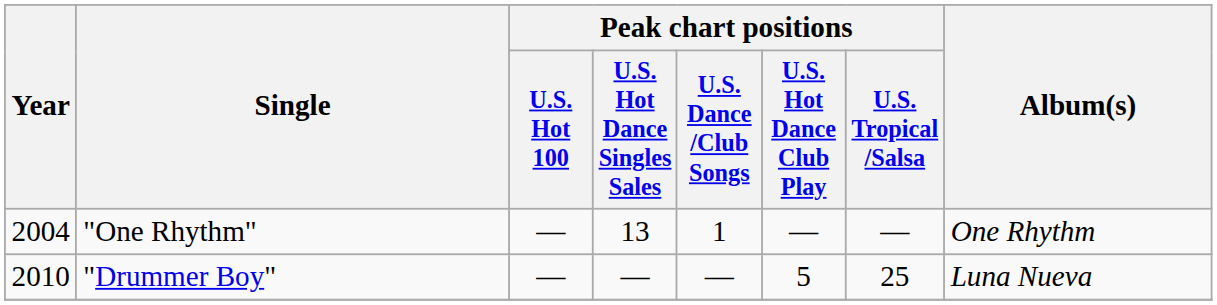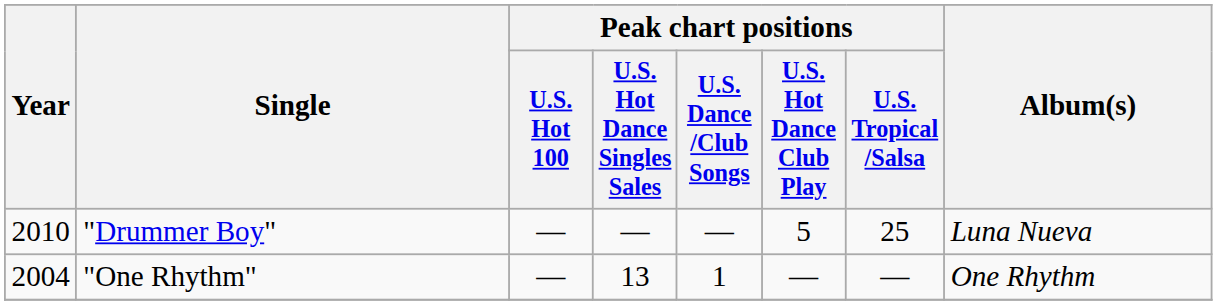rows swapped: (170, 230) <-> (180, 277)
